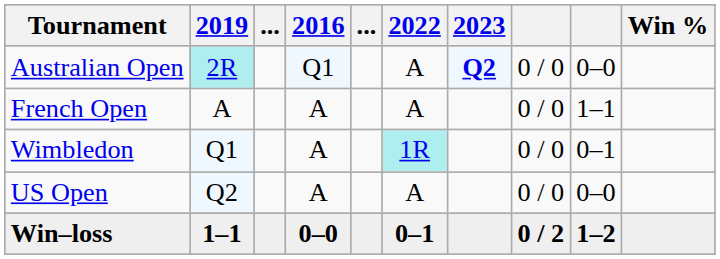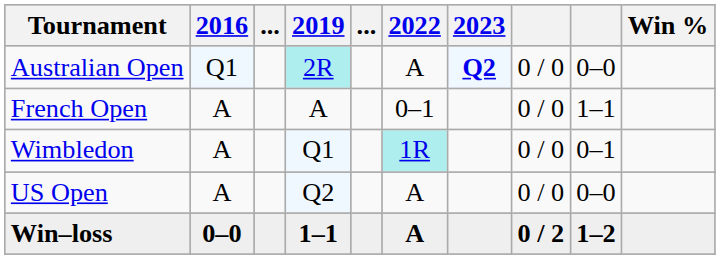columns swapped: (318, 25) <-> (222, 25)
(415, 108) A -> (415, 108) 0–1
(415, 233) 0–1 -> (415, 233) A
